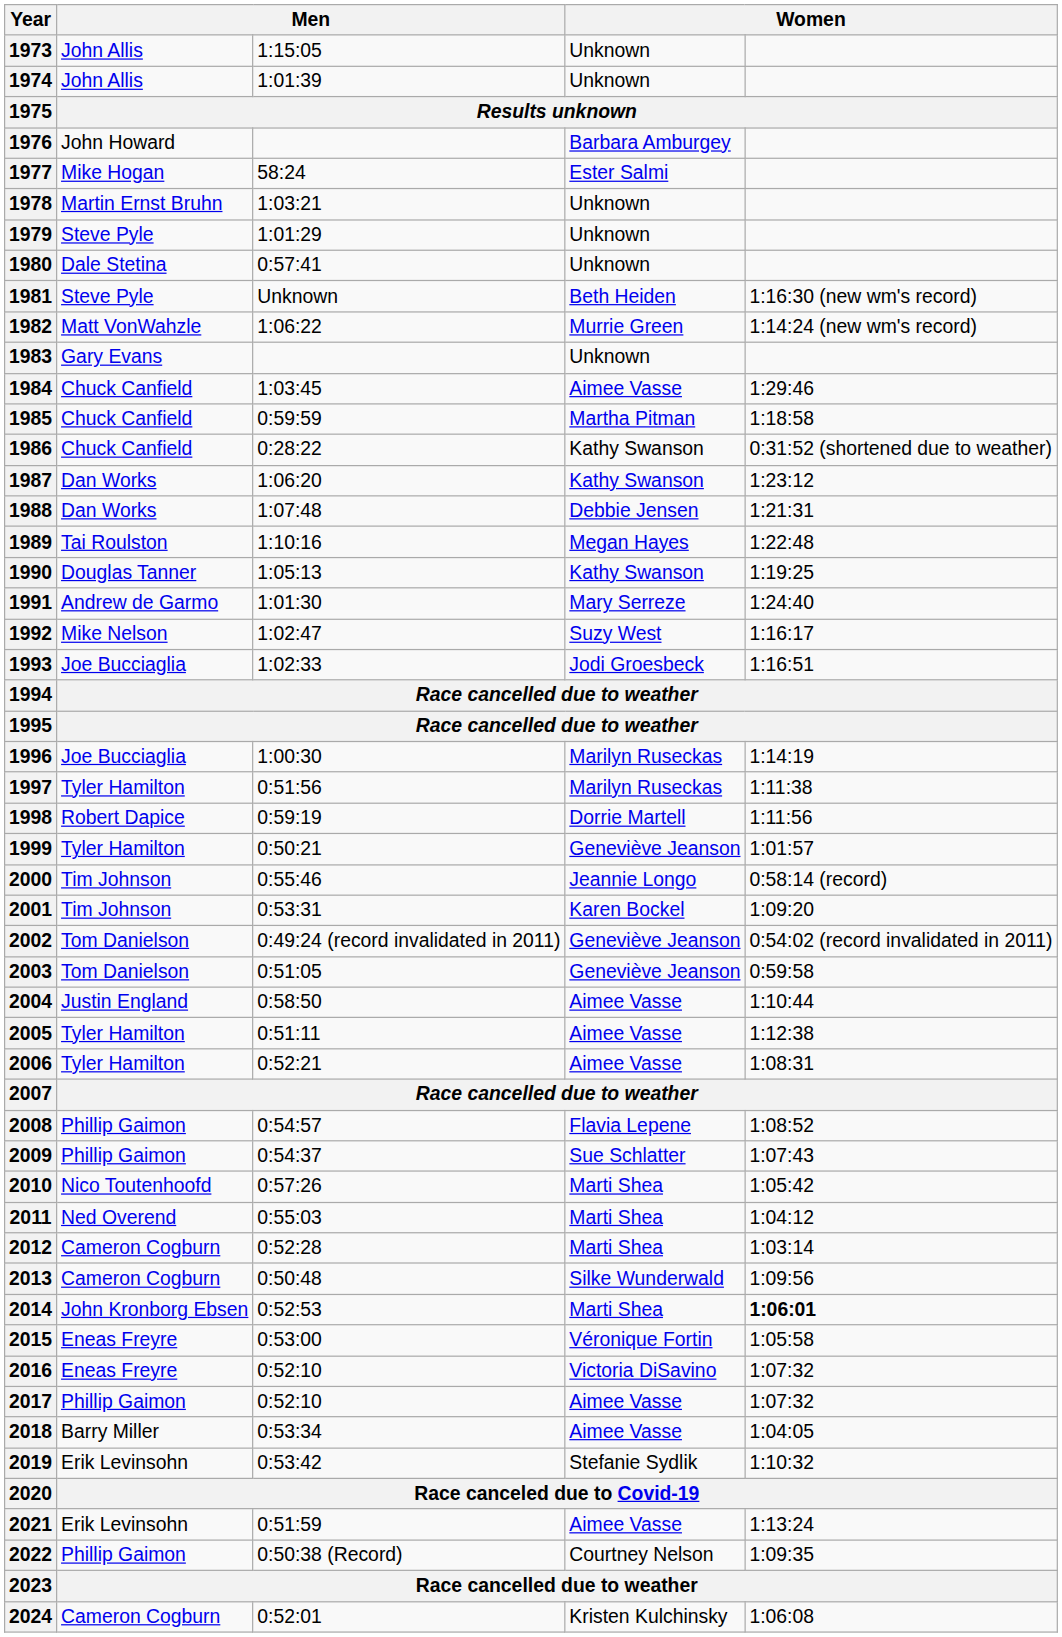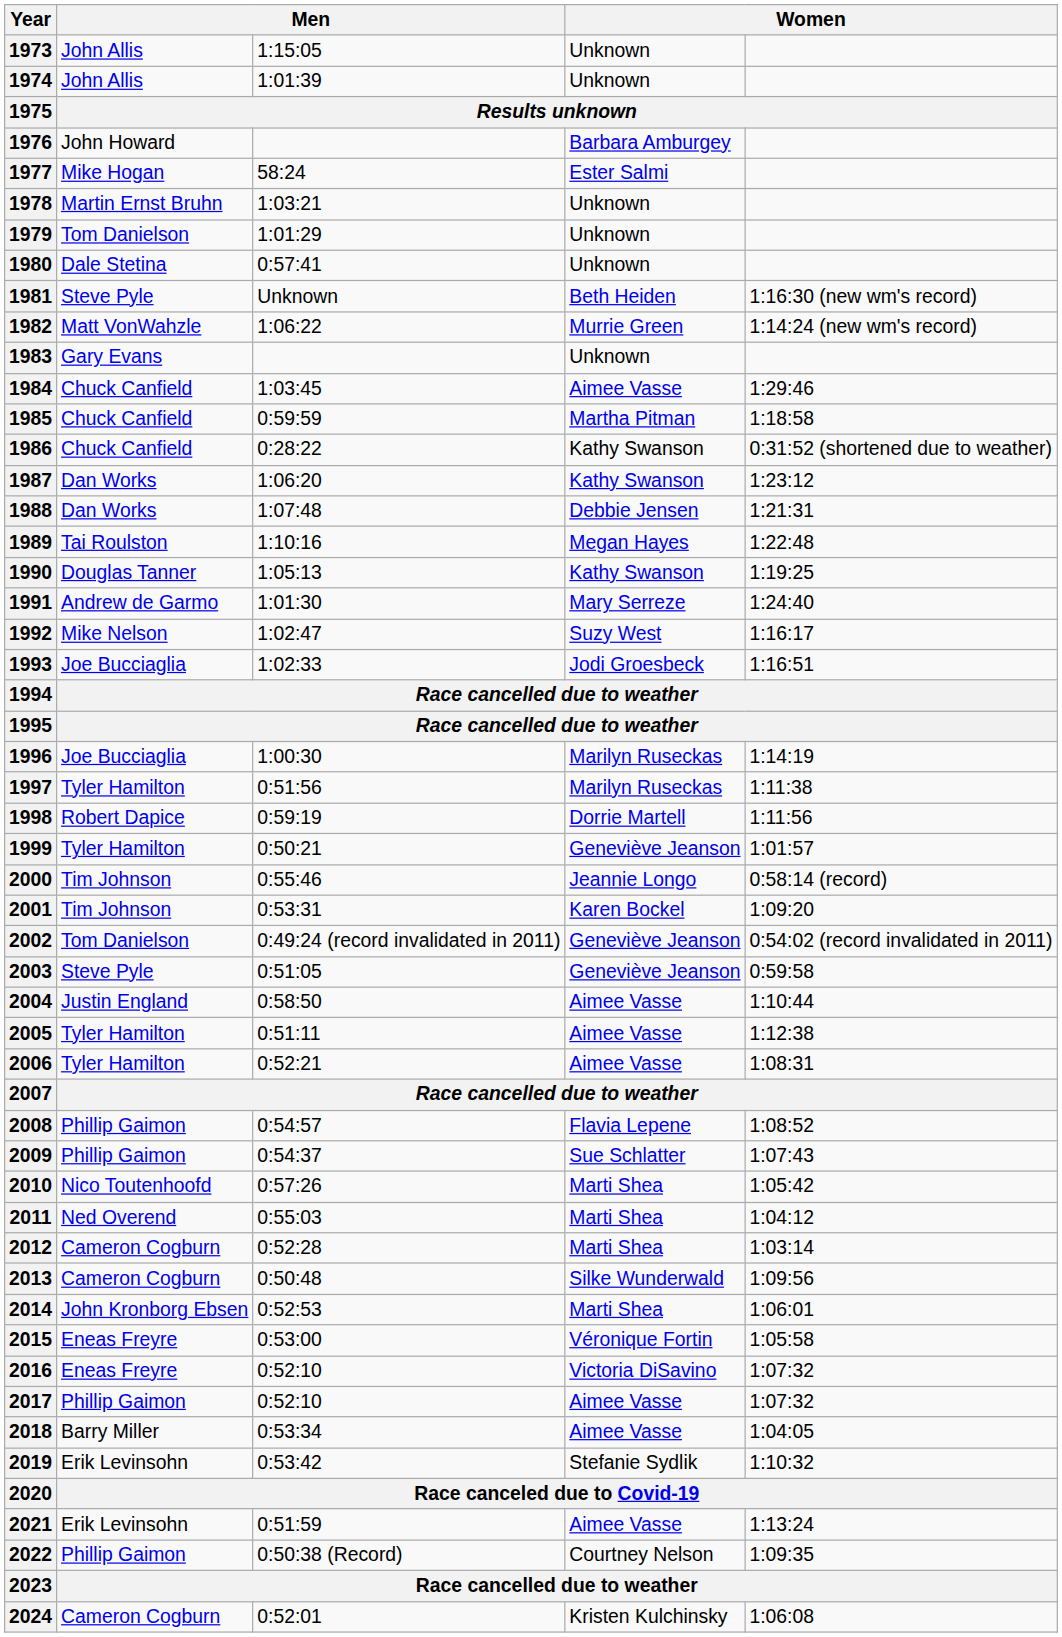(107, 234) Steve Pyle -> (125, 234) Tom Danielson
(125, 971) Tom Danielson -> (107, 971) Steve Pyle
(783, 1309) bold -> (782, 1309) normal
